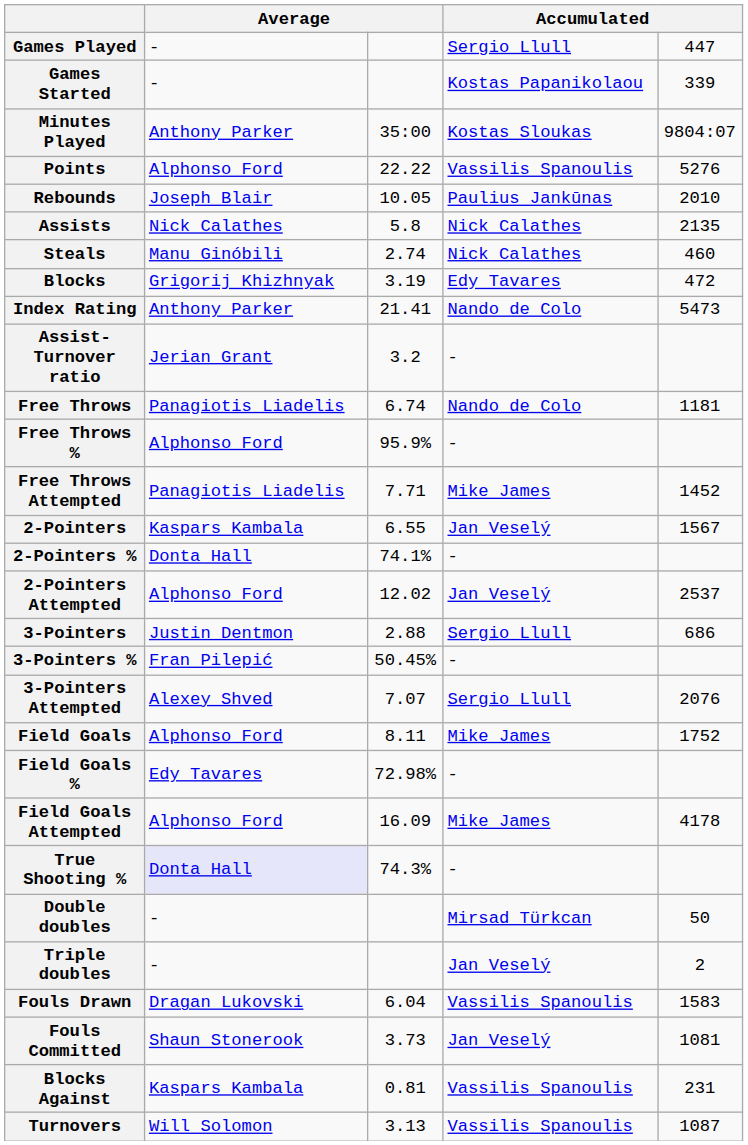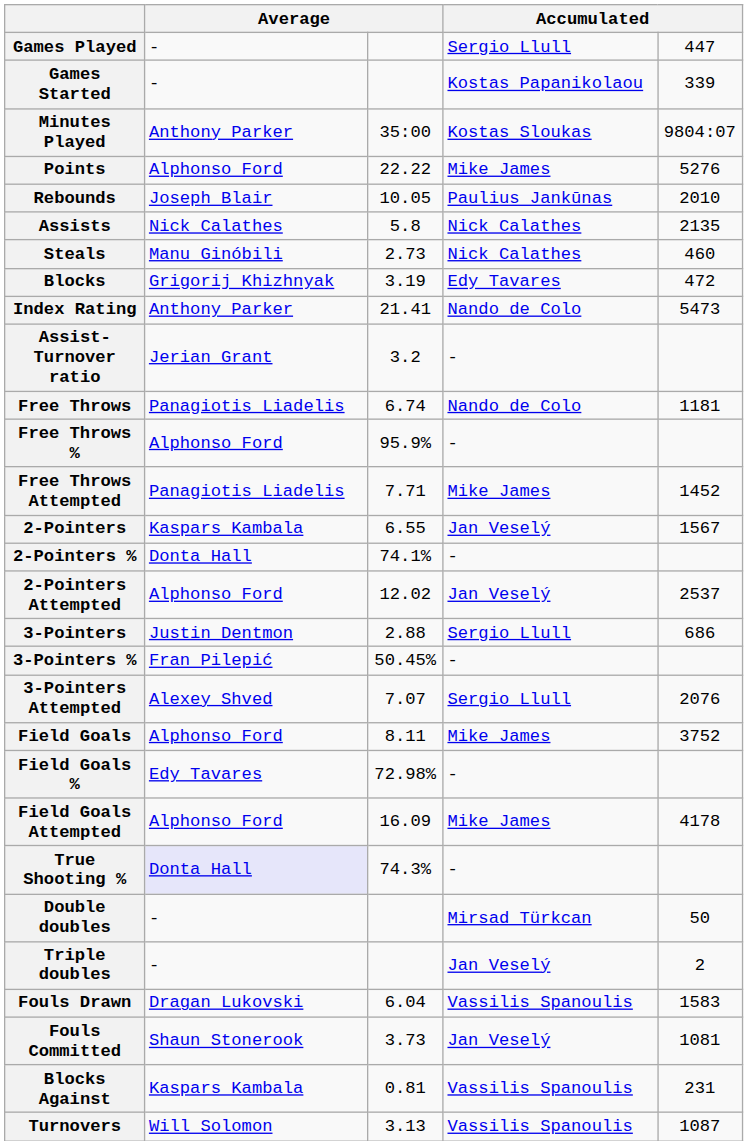(540, 170) Vassilis Spanoulis -> (499, 170) Mike James
(405, 254) 2.74 -> (405, 254) 2.73
(700, 736) 1752 -> (700, 736) 3752
